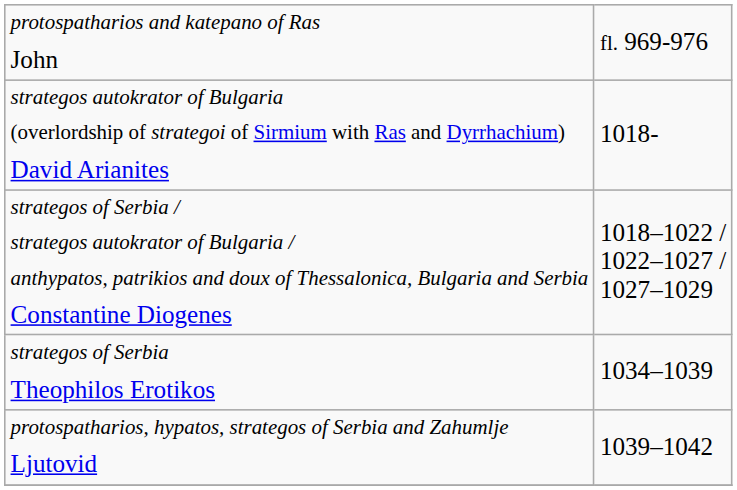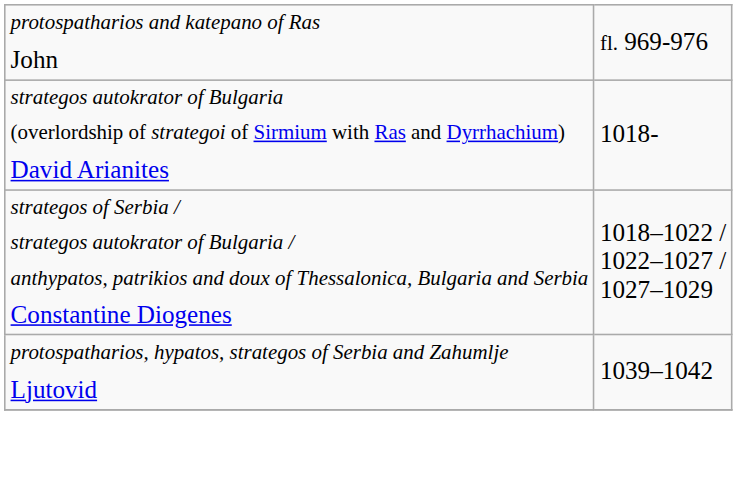- row: (113, 371)
